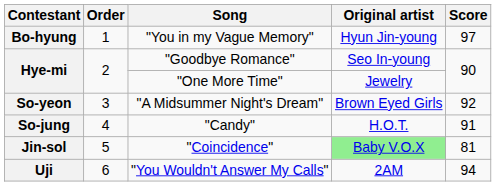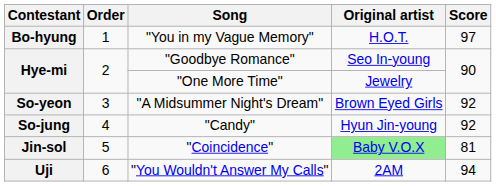(389, 37) Hyun Jin-young -> (389, 37) H.O.T.
(389, 125) H.O.T. -> (389, 125) Hyun Jin-young
(468, 125) 91 -> (468, 125) 92
